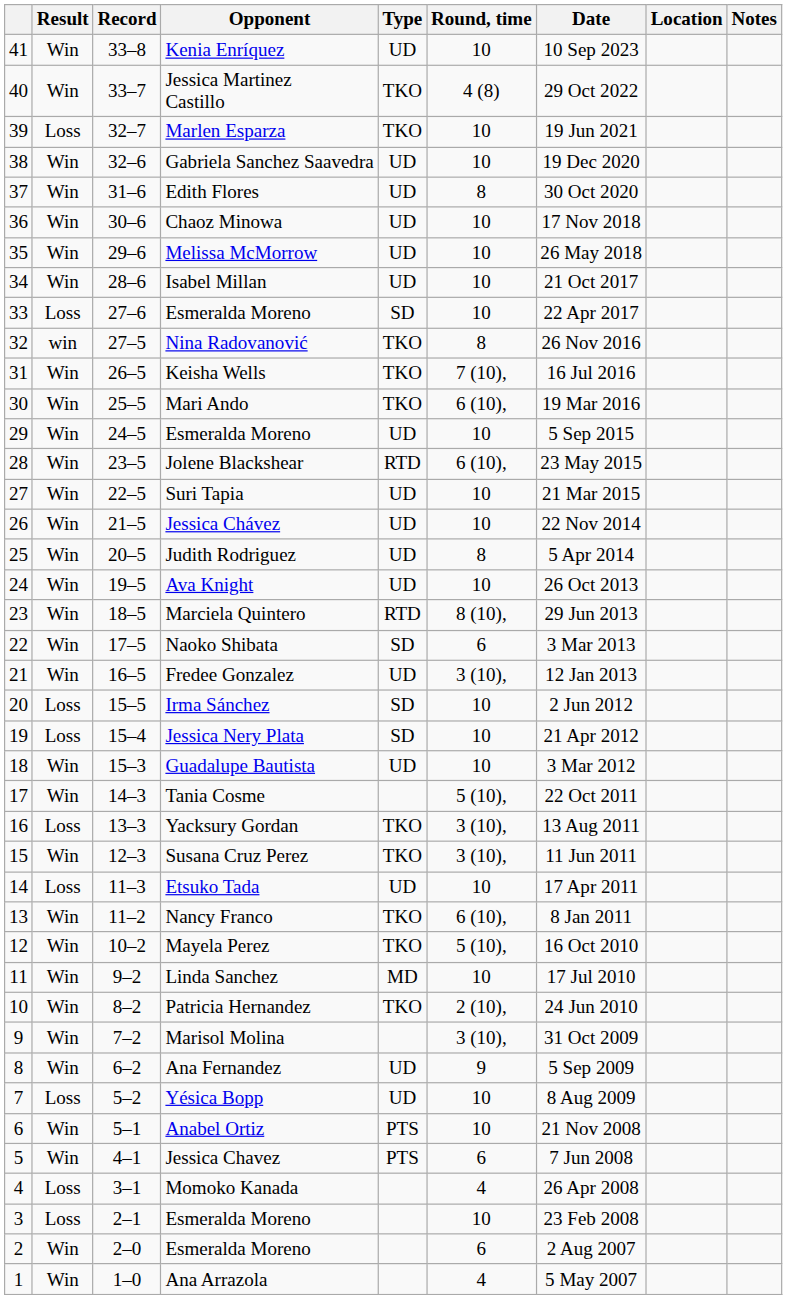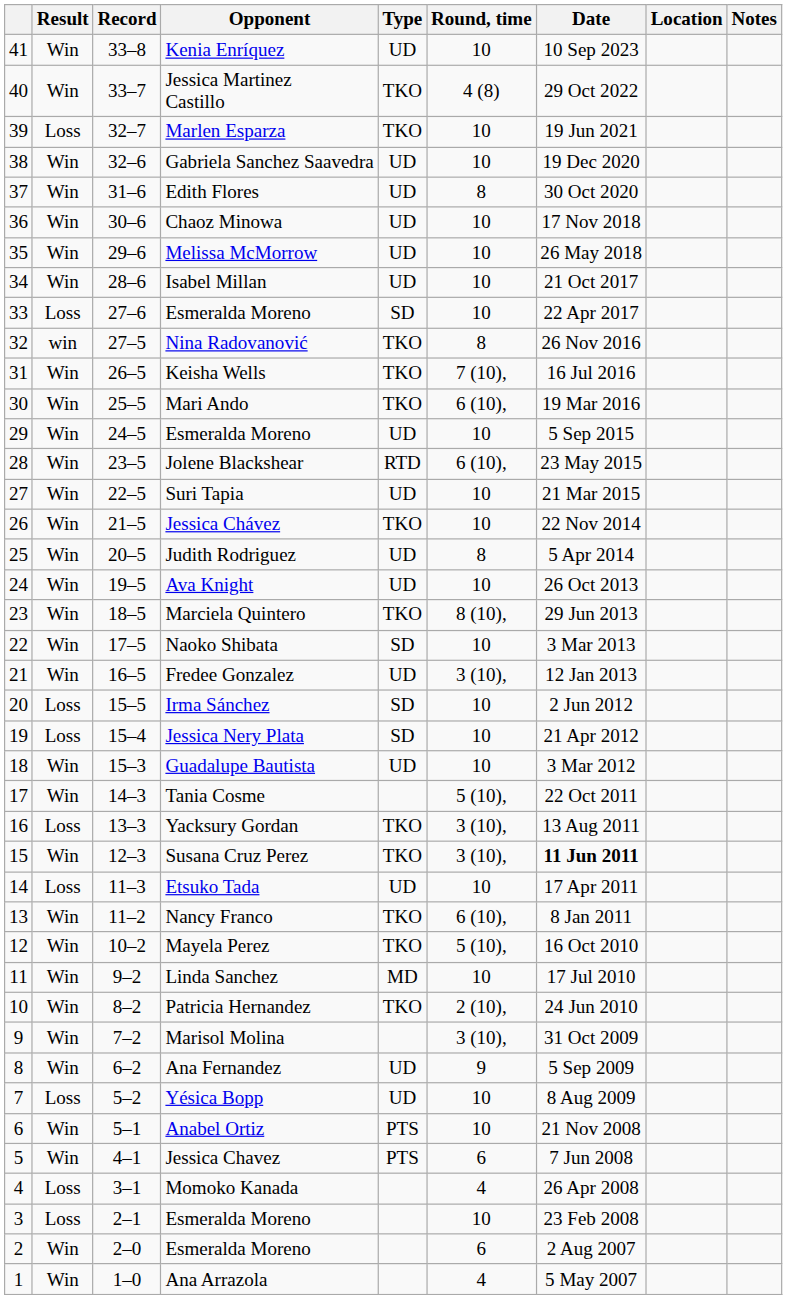(402, 524) UD -> (402, 524) TKO
(402, 614) RTD -> (402, 614) TKO
(481, 644) 6 -> (481, 644) 10
(591, 856) normal -> (591, 856) bold
